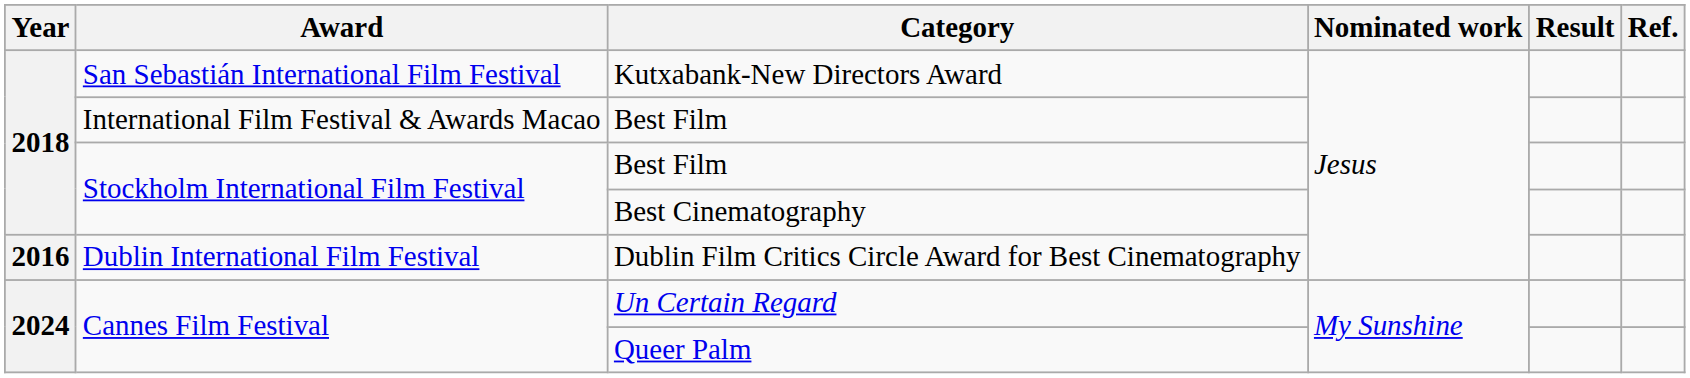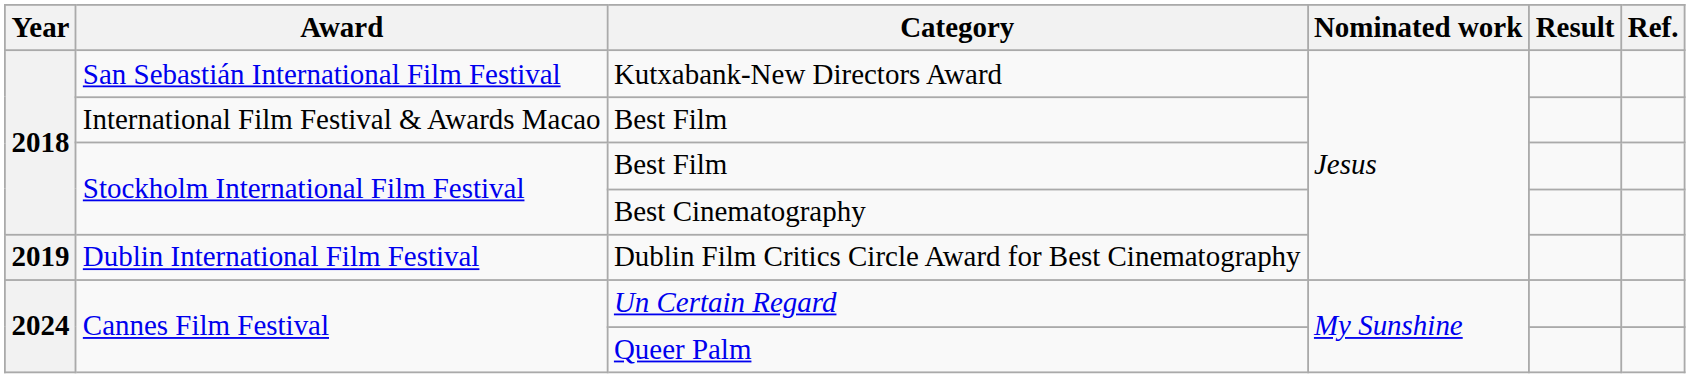(41, 257) 2016 -> (41, 257) 2019
